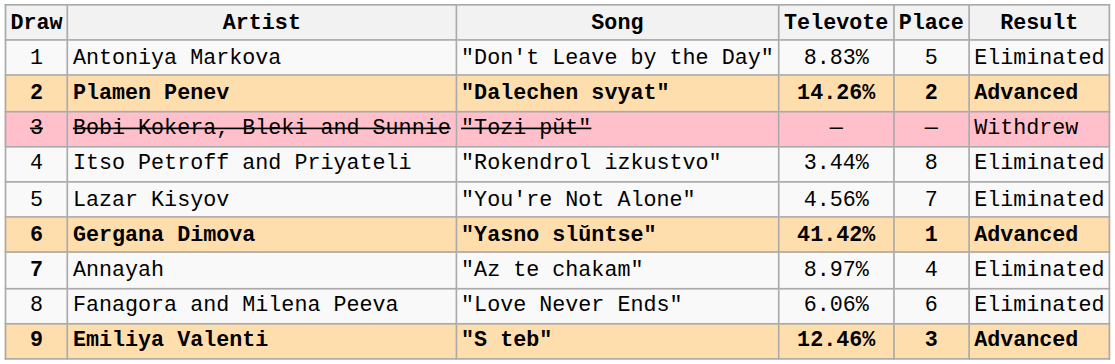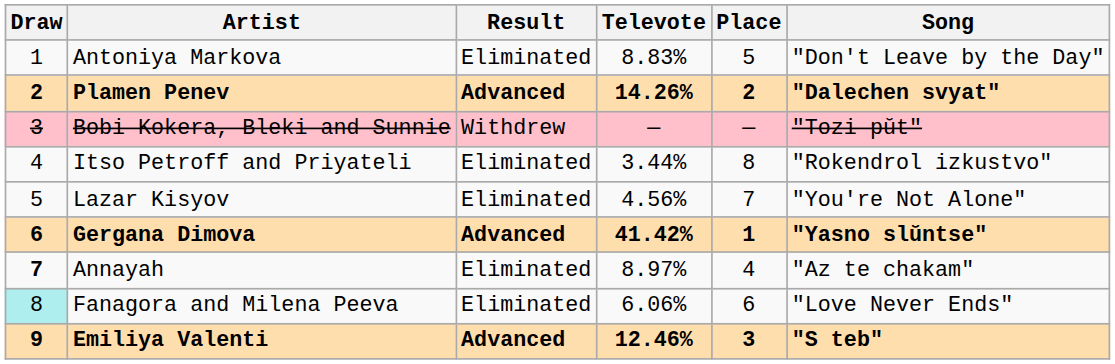columns swapped: (617, 23) <-> (1039, 23)
(37, 306) no background -> (37, 306) paleturquoise background
